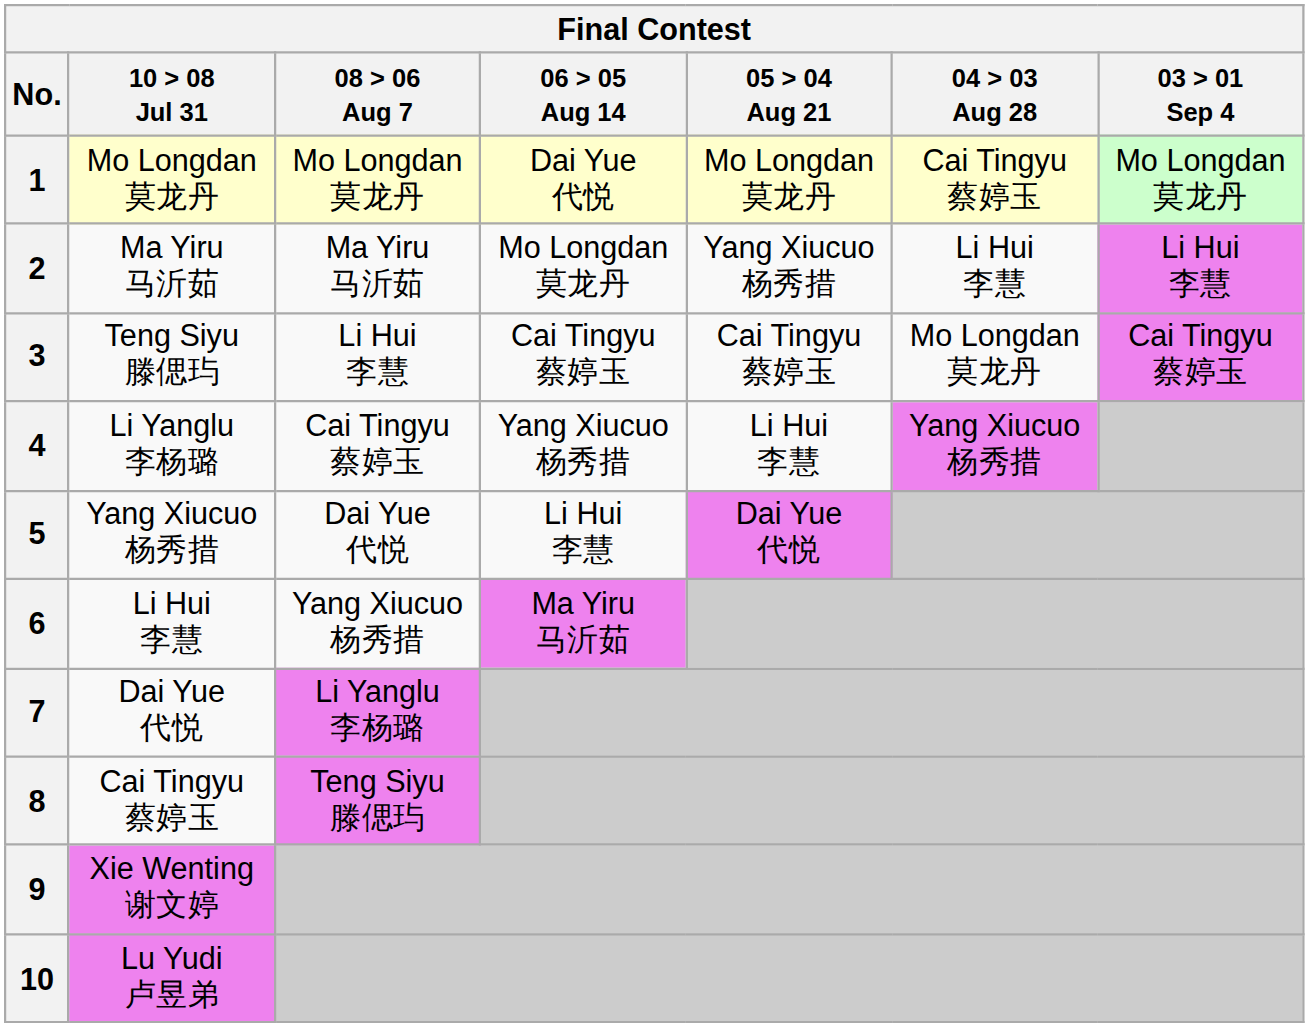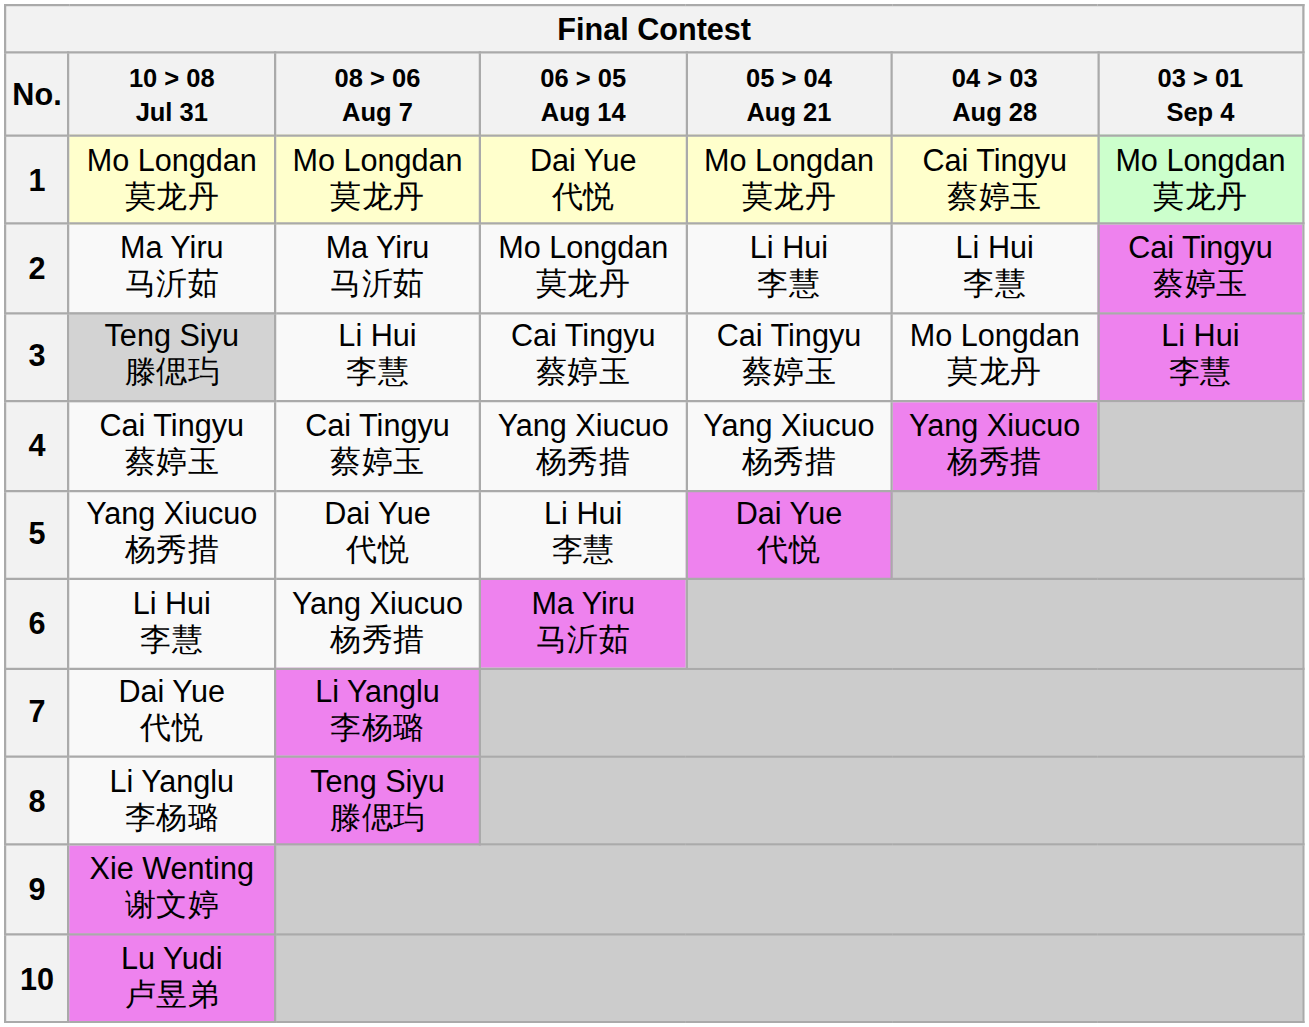(789, 266) Yang Xiucuo 杨秀措 -> (789, 266) Li Hui 李慧
(1200, 266) Li Hui 李慧 -> (1200, 266) Cai Tingyu 蔡婷玉
(172, 355) no background -> (172, 355) lightgrey background
(1200, 355) Cai Tingyu 蔡婷玉 -> (1200, 355) Li Hui 李慧
(172, 443) Li Yanglu 李杨璐 -> (172, 443) Cai Tingyu 蔡婷玉
(789, 443) Li Hui 李慧 -> (789, 443) Yang Xiucuo 杨秀措
(172, 798) Cai Tingyu 蔡婷玉 -> (172, 798) Li Yanglu 李杨璐
